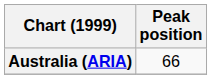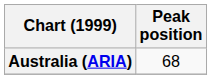(171, 61) 66 -> (171, 61) 68
